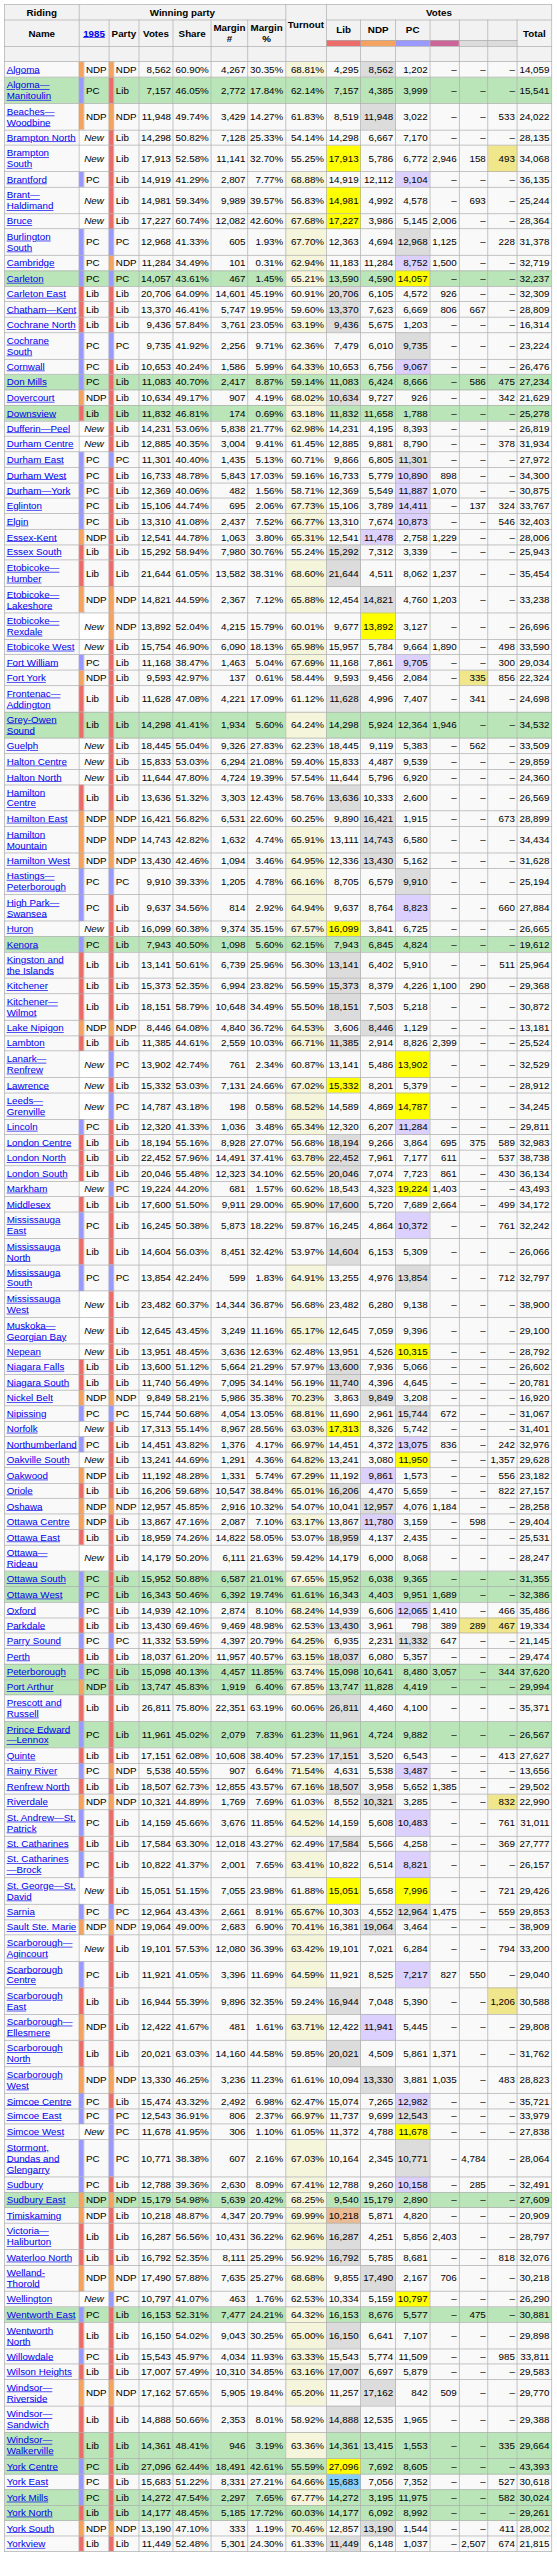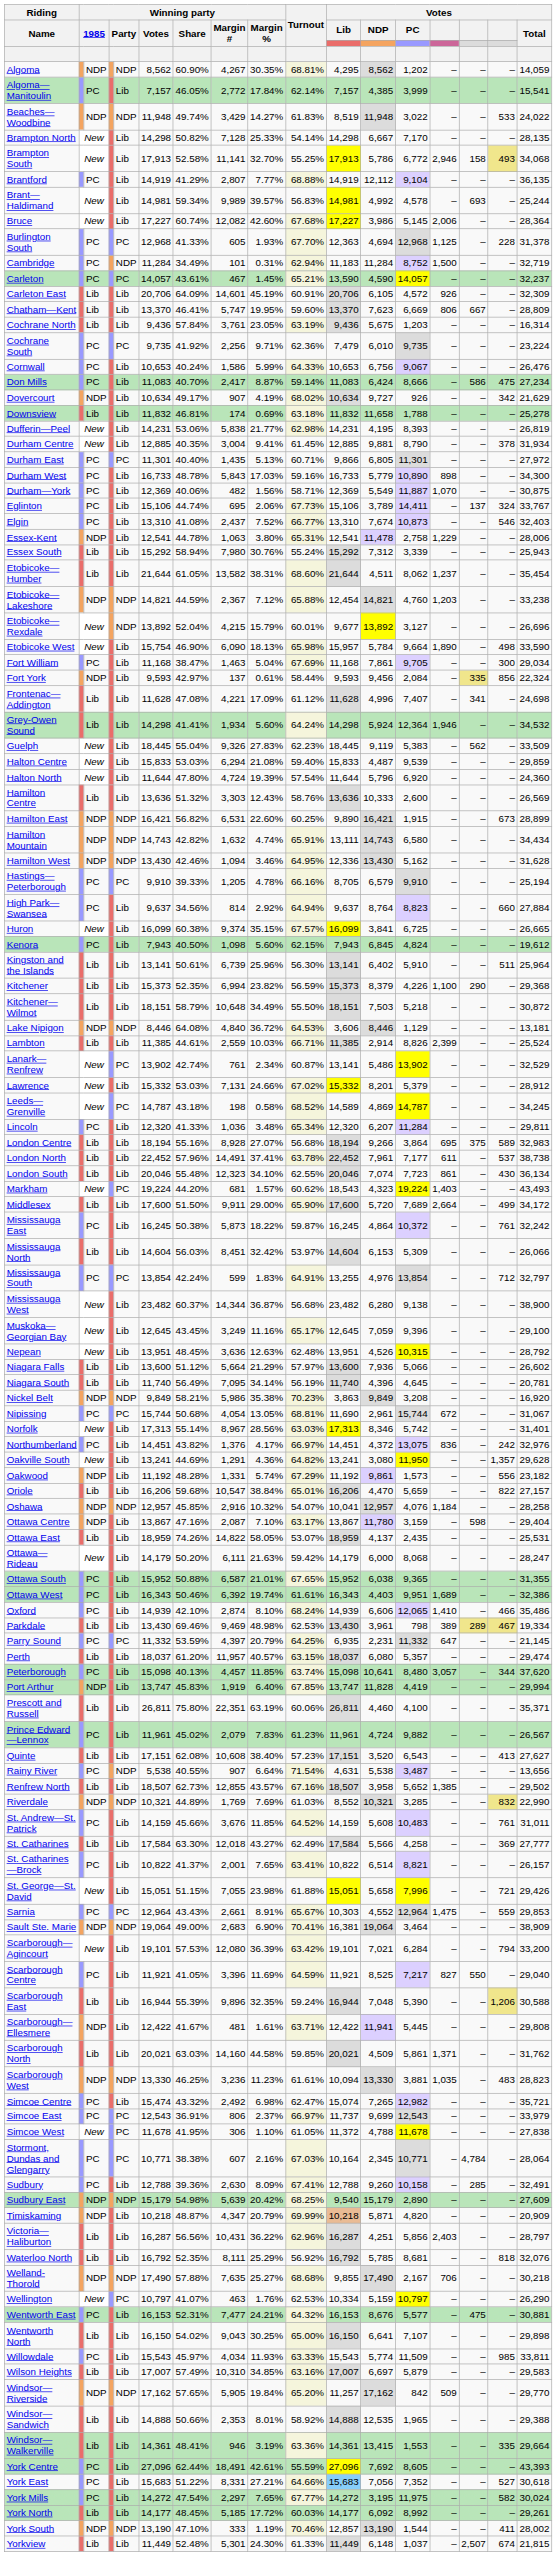(381, 1429) 8,326 -> (381, 1429) 8,346
